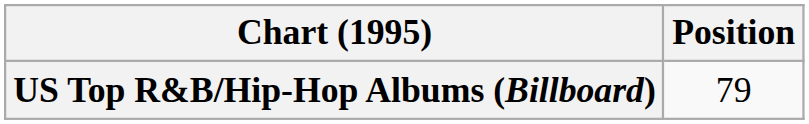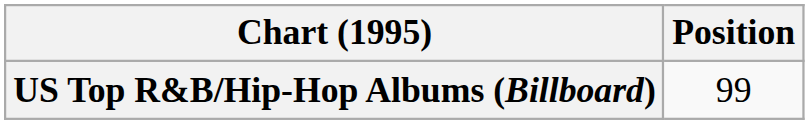(734, 89) 79 -> (734, 89) 99
